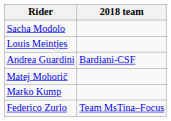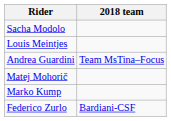(107, 60) Bardiani-CSF -> (122, 60) Team MsTina–Focus
(122, 108) Team MsTina–Focus -> (107, 108) Bardiani-CSF
